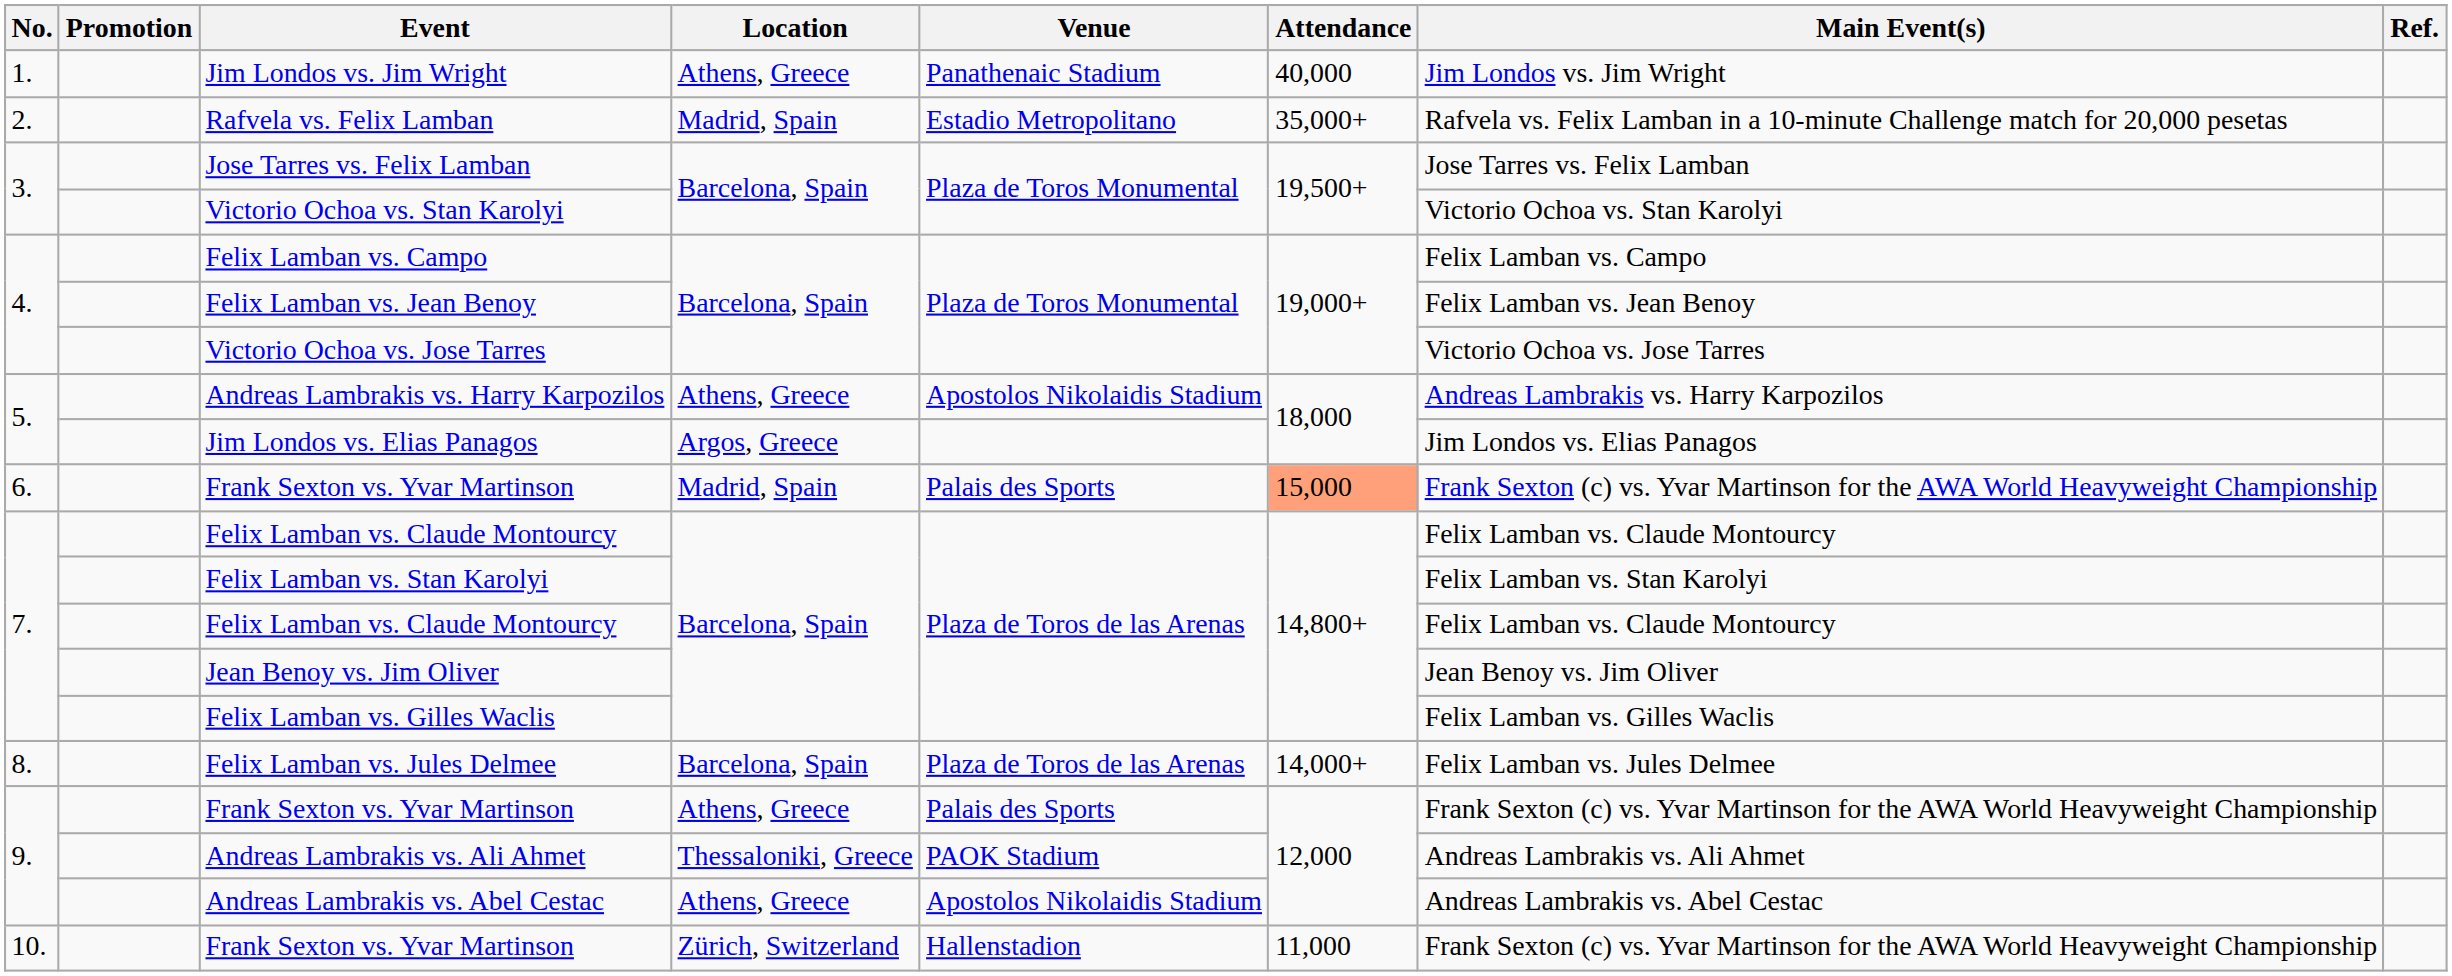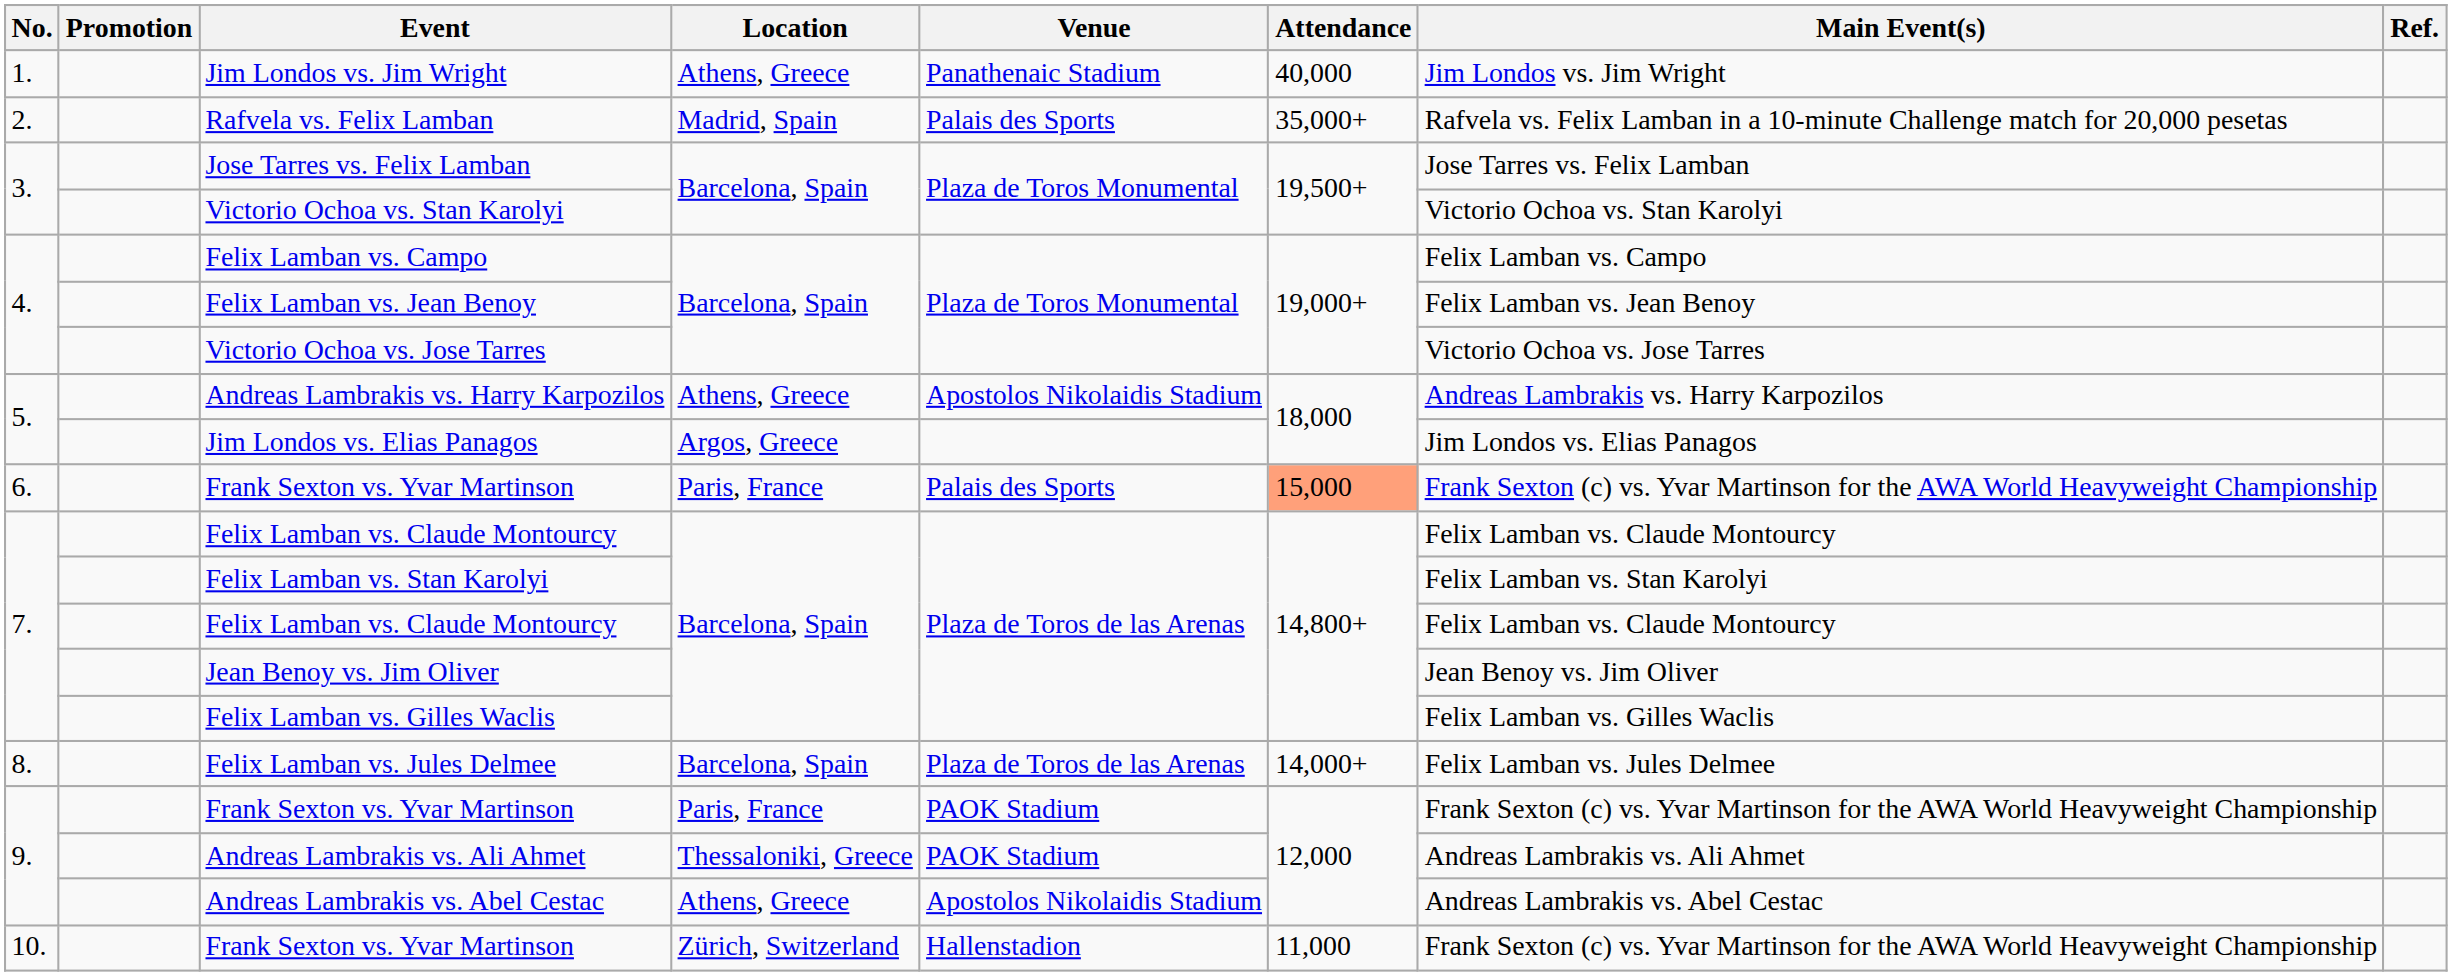(1051, 119) Estadio Metropolitano -> (1020, 119) Palais des Sports
(757, 487) Madrid, Spain -> (750, 487) Paris, France
(763, 809) Athens, Greece -> (750, 809) Paris, France
(1020, 809) Palais des Sports -> (1013, 809) PAOK Stadium
